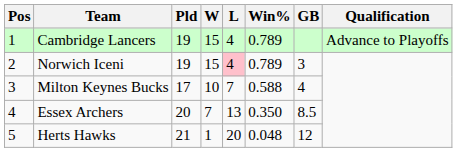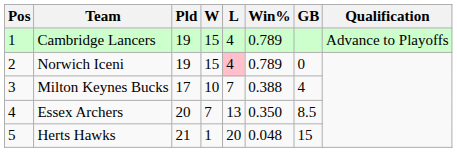(301, 64) 3 -> (301, 64) 0
(265, 87) 0.588 -> (265, 87) 0.388
(305, 135) 12 -> (305, 135) 15
